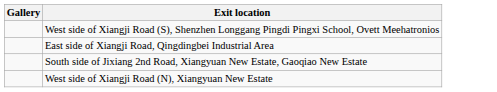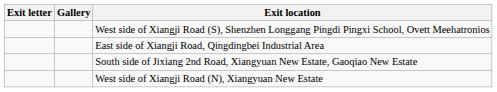+ column: (29, 12)
